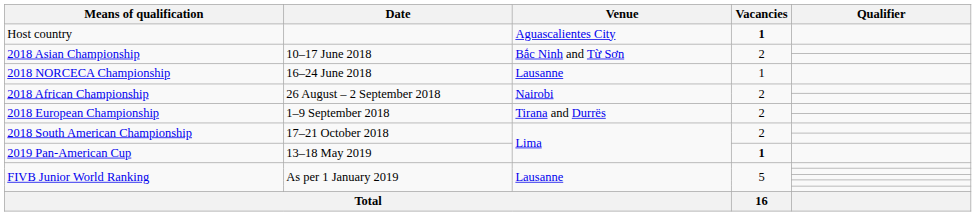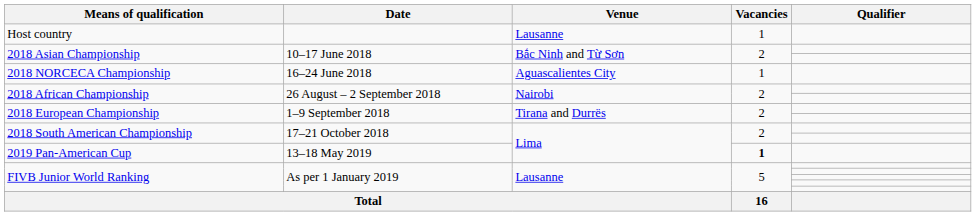(565, 34) Aguascalientes City -> (539, 34) Lausanne
(762, 34) bold -> (762, 34) normal
(539, 73) Lausanne -> (565, 73) Aguascalientes City
